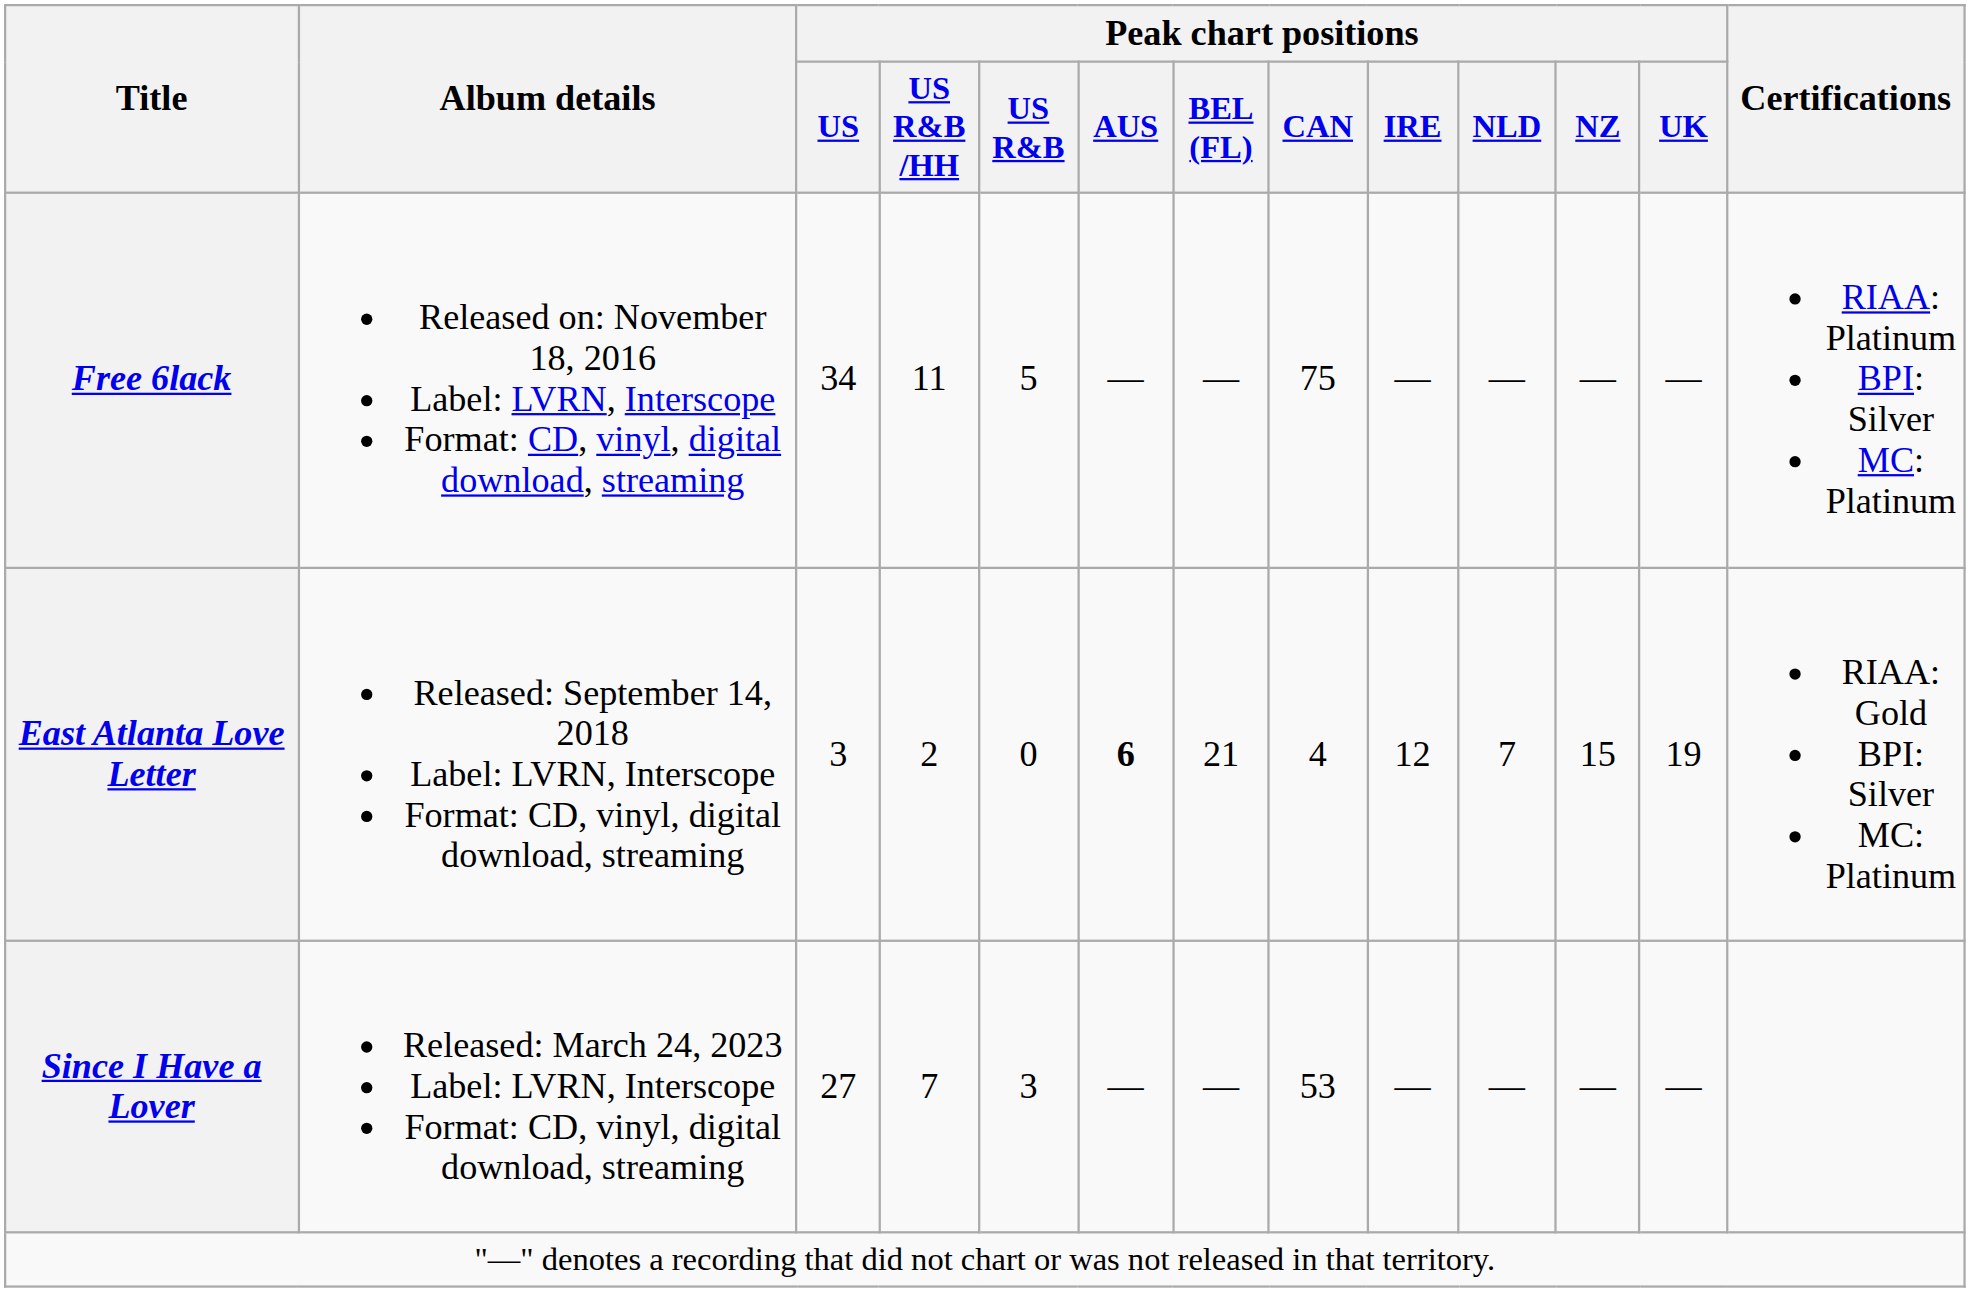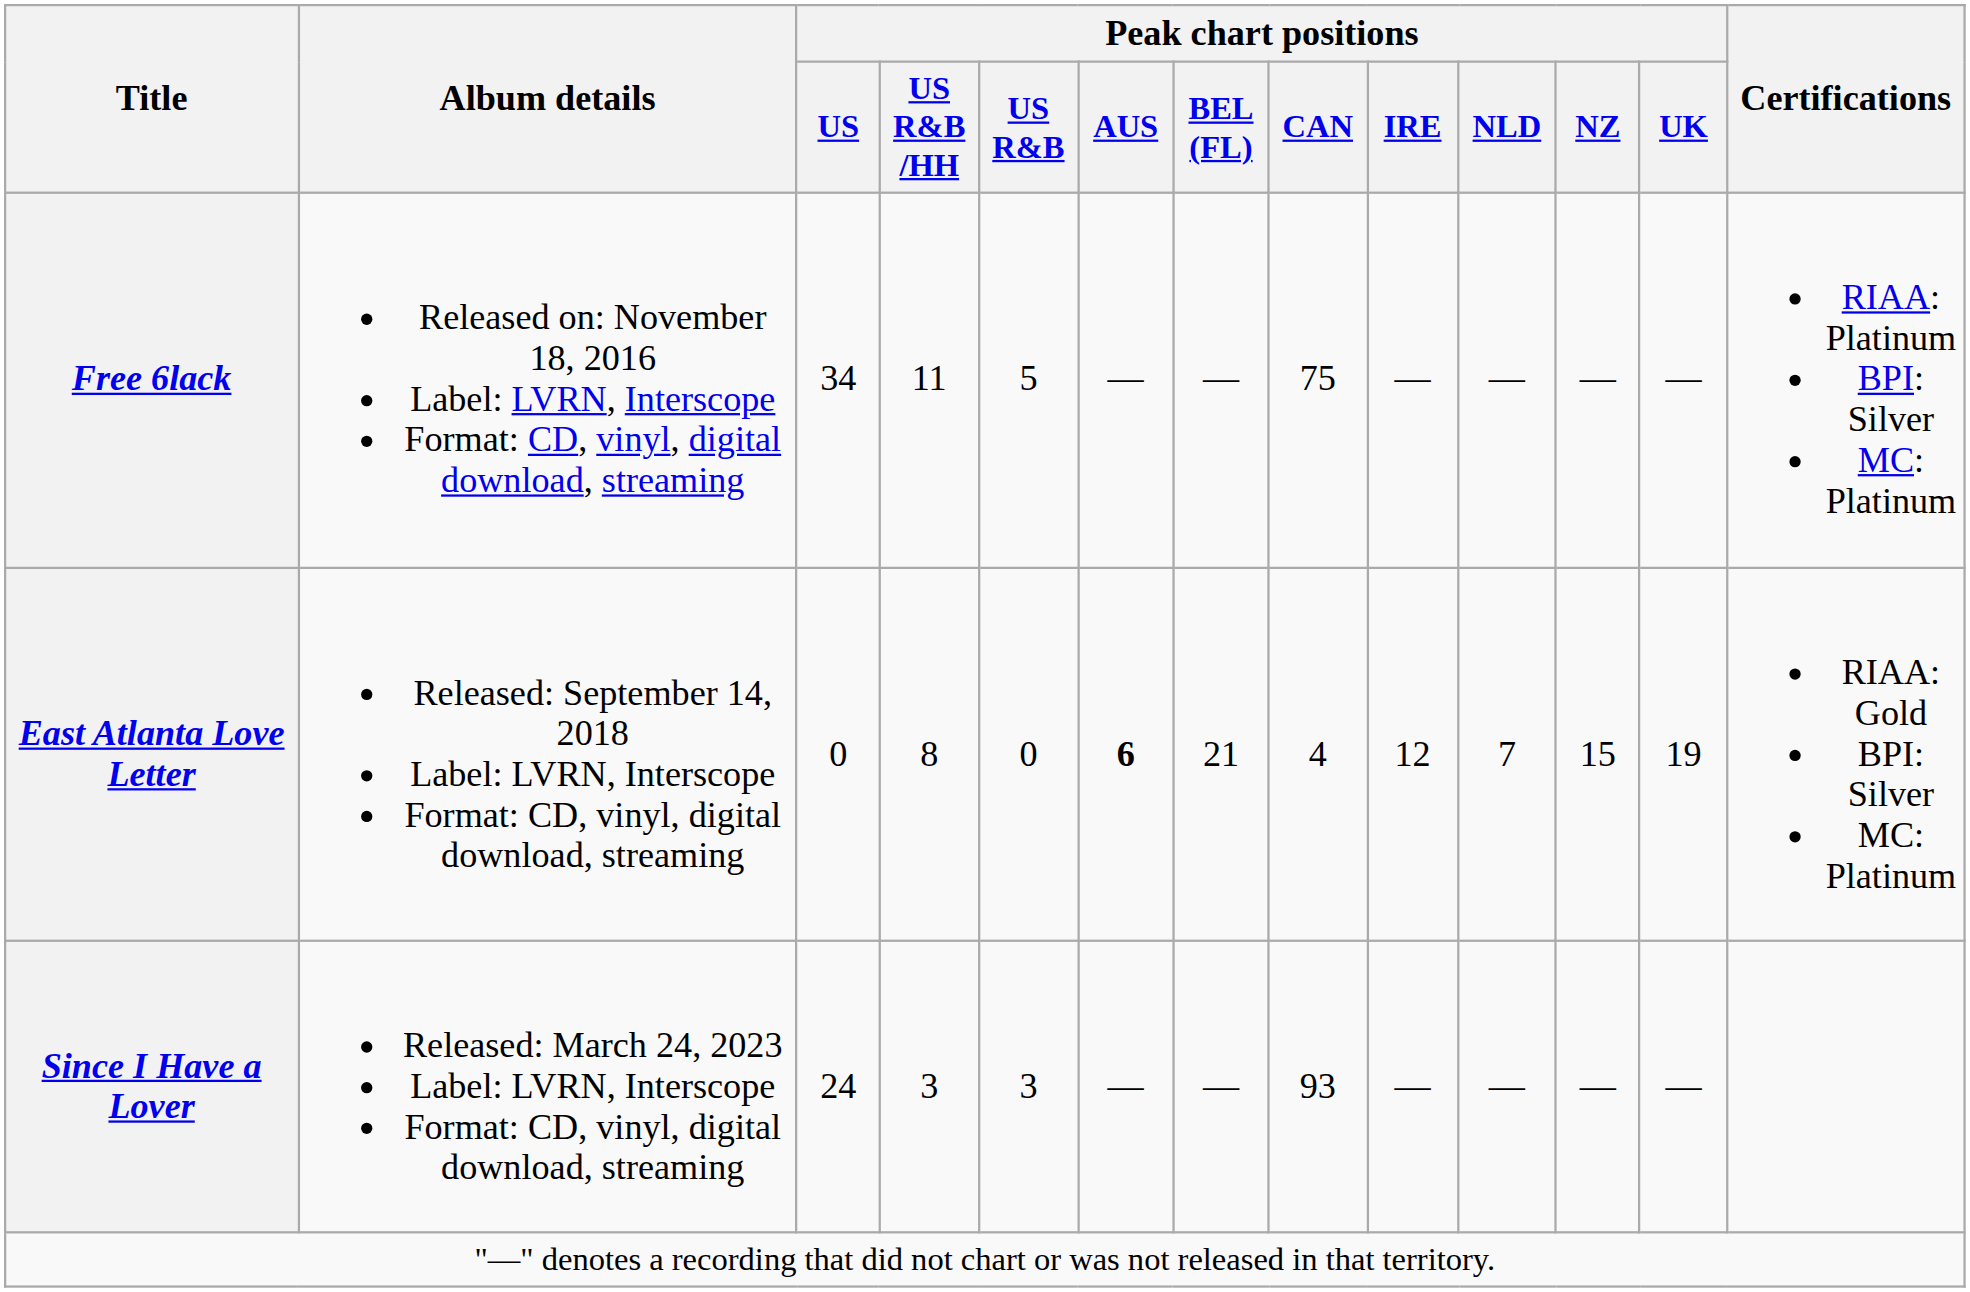(838, 752) 3 -> (838, 752) 0
(929, 752) 2 -> (929, 752) 8
(838, 1086) 27 -> (838, 1086) 24
(929, 1086) 7 -> (929, 1086) 3
(1318, 1086) 53 -> (1318, 1086) 93
